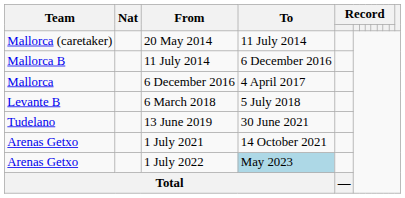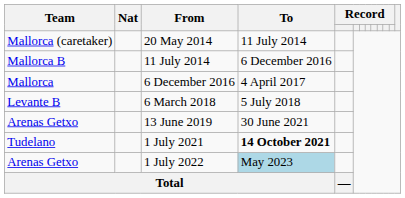(31, 122) Tudelano -> (43, 122) Arenas Getxo
(43, 142) Arenas Getxo -> (31, 142) Tudelano
(284, 142) normal -> (285, 142) bold
